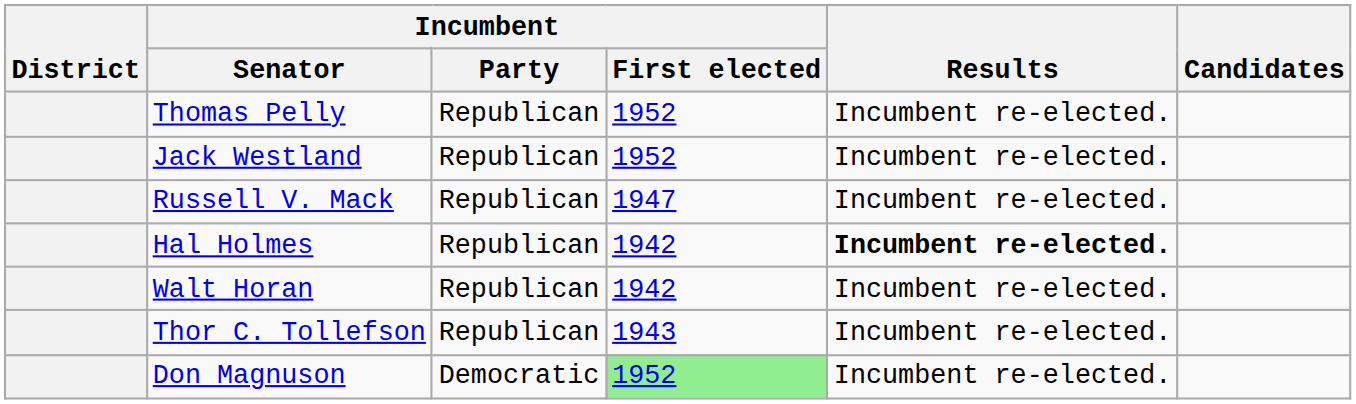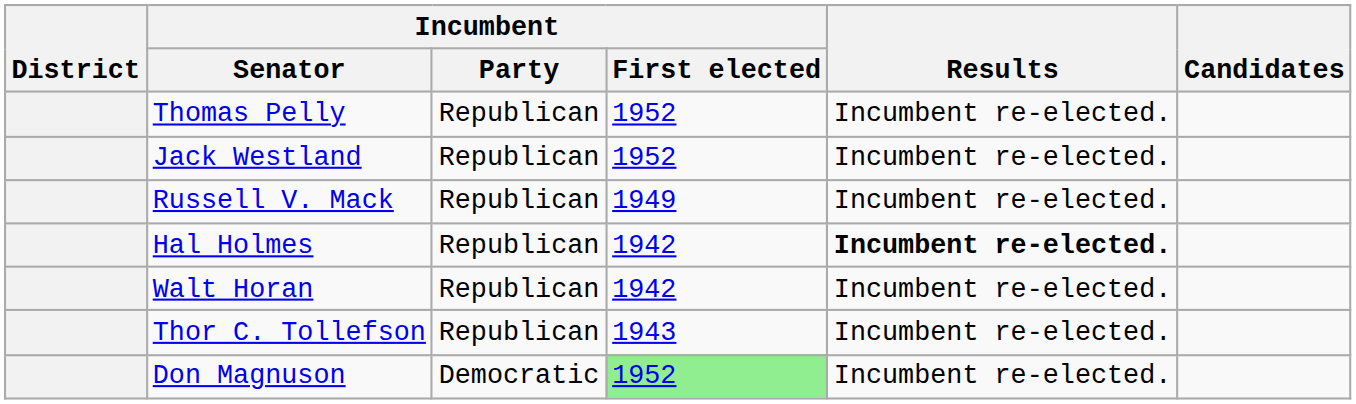(644, 201) 1947 -> (644, 201) 1949
